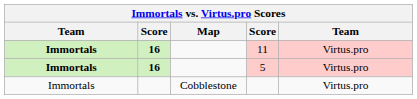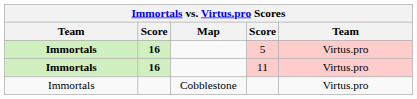rows swapped: (263, 67) <-> (263, 49)
